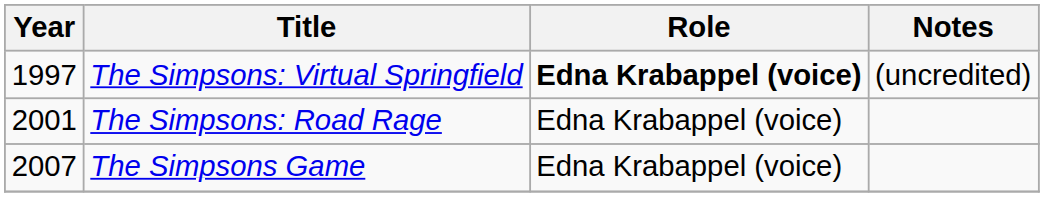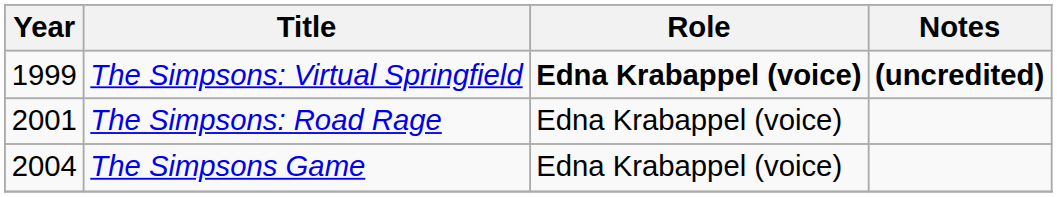(44, 74) 1997 -> (44, 74) 1999
(953, 74) normal -> (960, 74) bold
(44, 167) 2007 -> (44, 167) 2004
